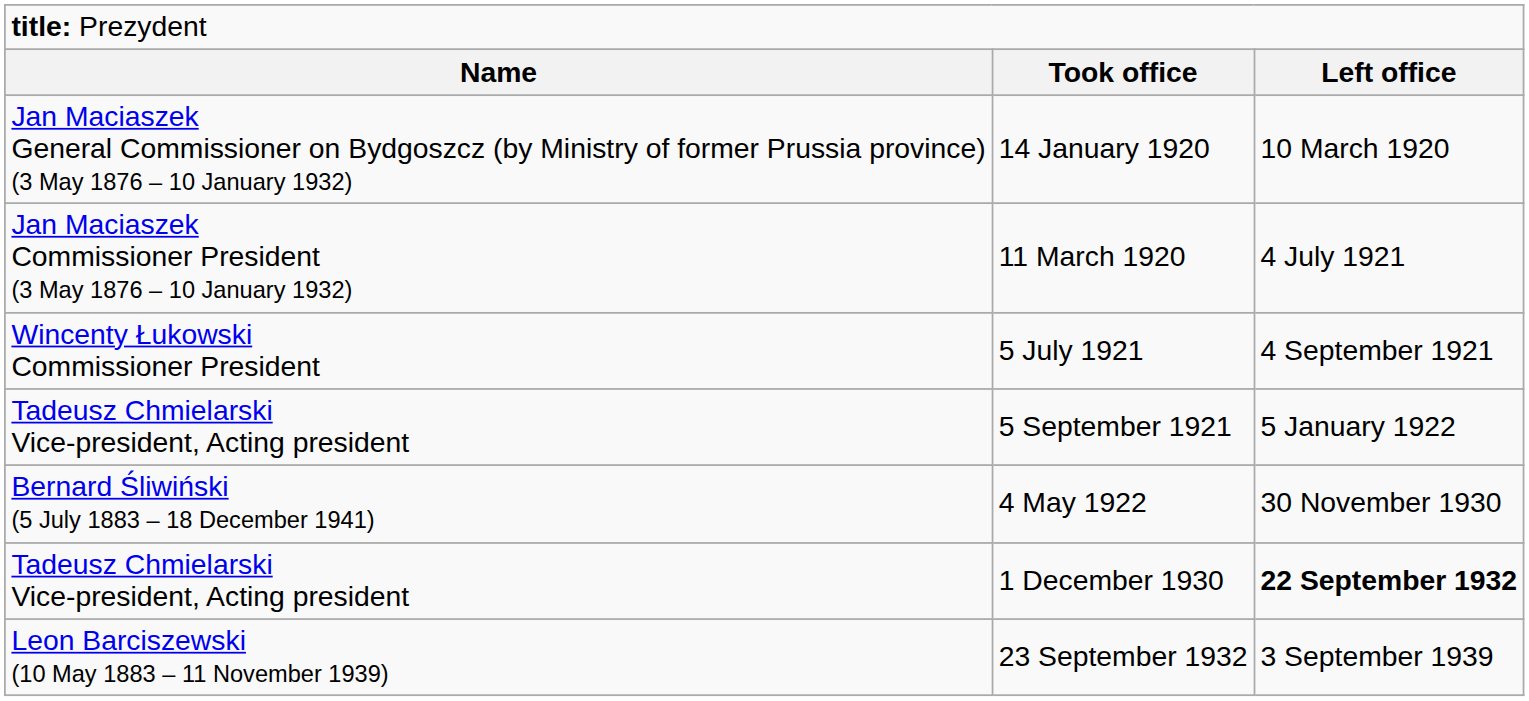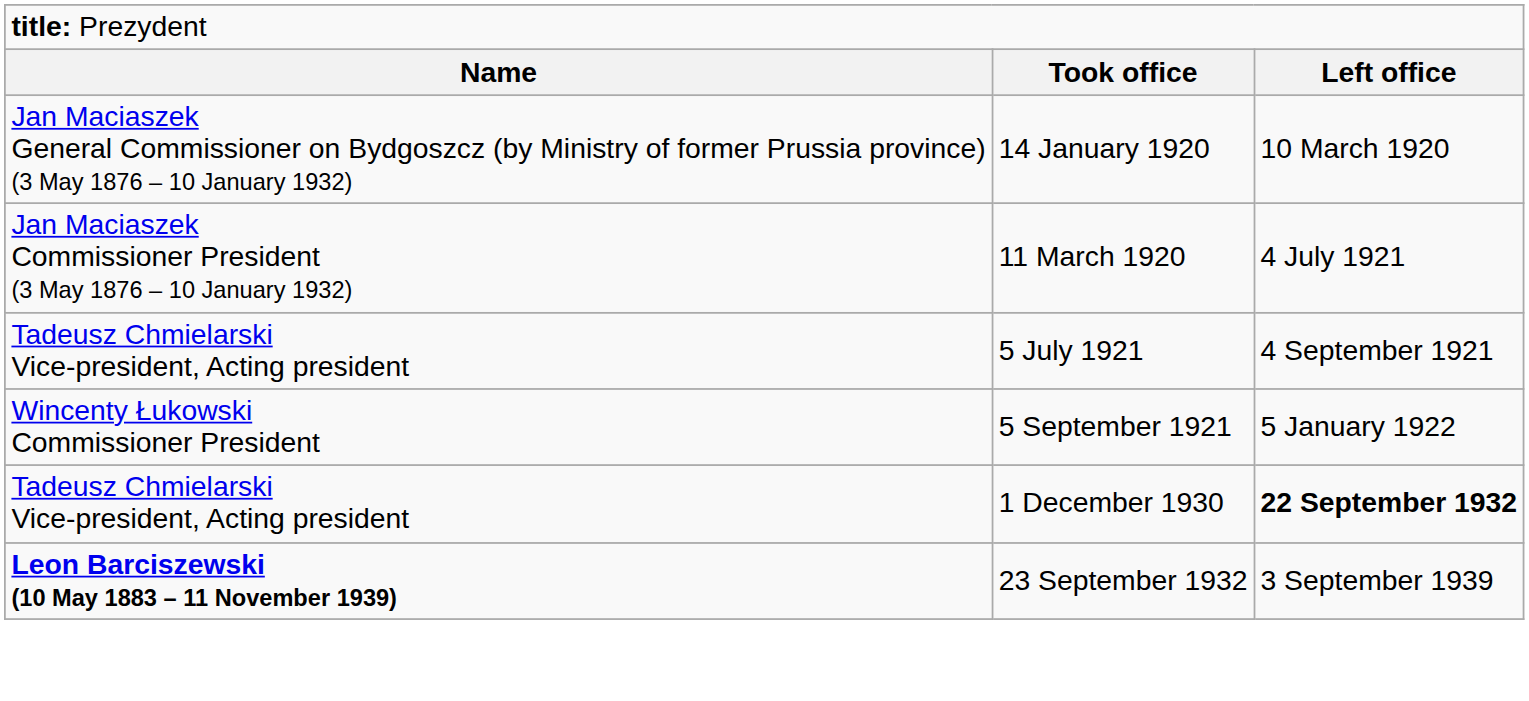(166, 349) Wincenty Łukowski Commissioner President -> (210, 349) Tadeusz Chmielarski Vice-president, Acting president
(210, 426) Tadeusz Chmielarski Vice-president, Acting president -> (166, 426) Wincenty Łukowski Commissioner President
- row: (1073, 503)
(200, 657) normal -> (204, 580) bold
